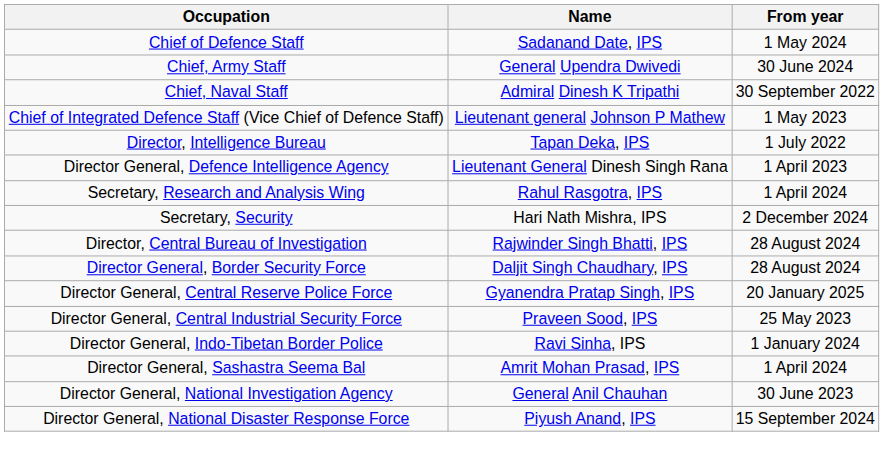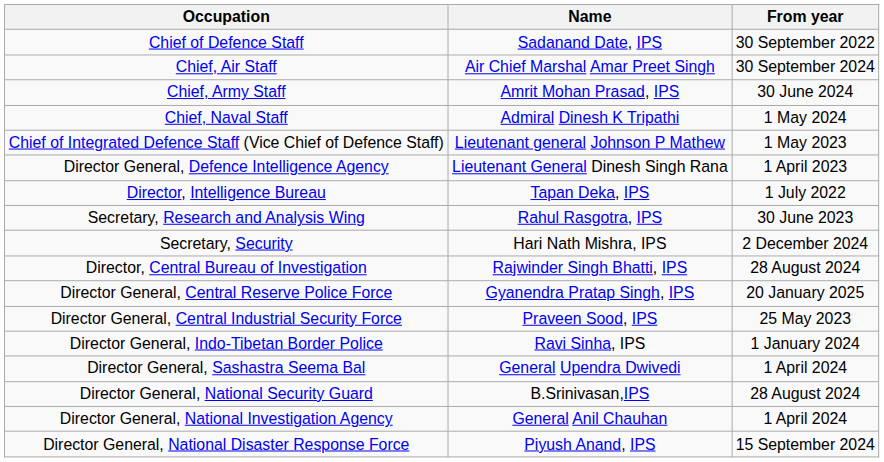(805, 42) 1 May 2024 -> (805, 42) 30 September 2022
+ row: (226, 67)
(590, 67) General Upendra Dwivedi -> (590, 92) Amrit Mohan Prasad, IPS
(805, 92) 30 September 2022 -> (805, 117) 1 May 2024
rows swapped: (226, 167) <-> (226, 142)
(805, 192) 1 April 2024 -> (805, 218) 30 June 2023
- row: (226, 268)
(590, 368) Amrit Mohan Prasad, IPS -> (590, 368) General Upendra Dwivedi
+ row: (226, 393)
(805, 393) 30 June 2023 -> (805, 419) 1 April 2024
